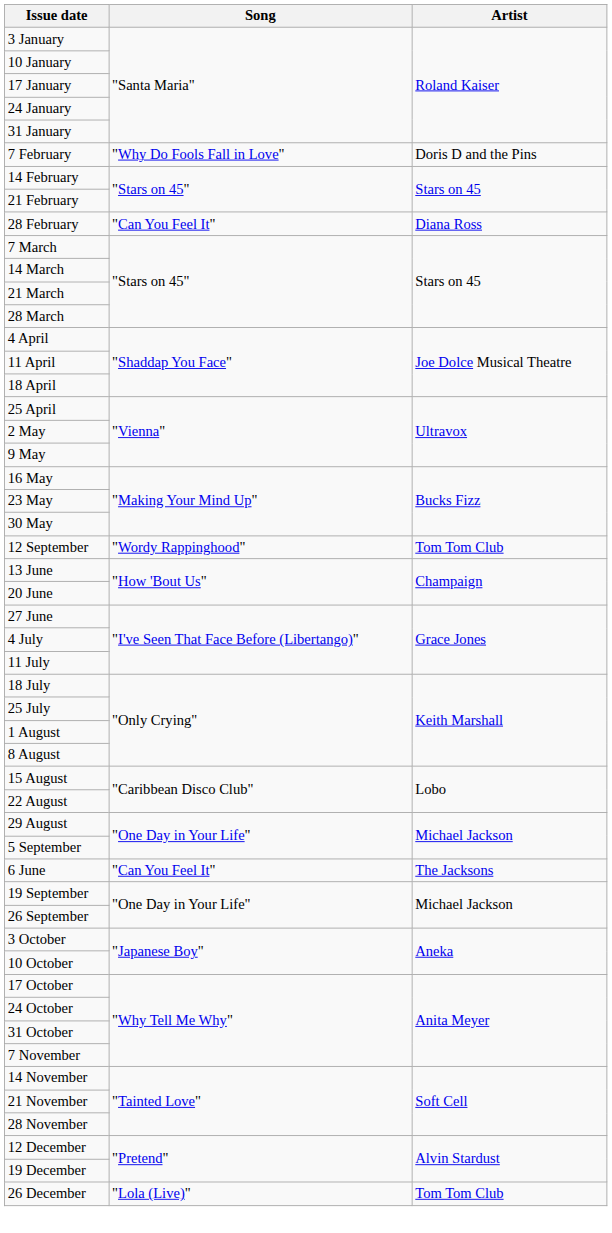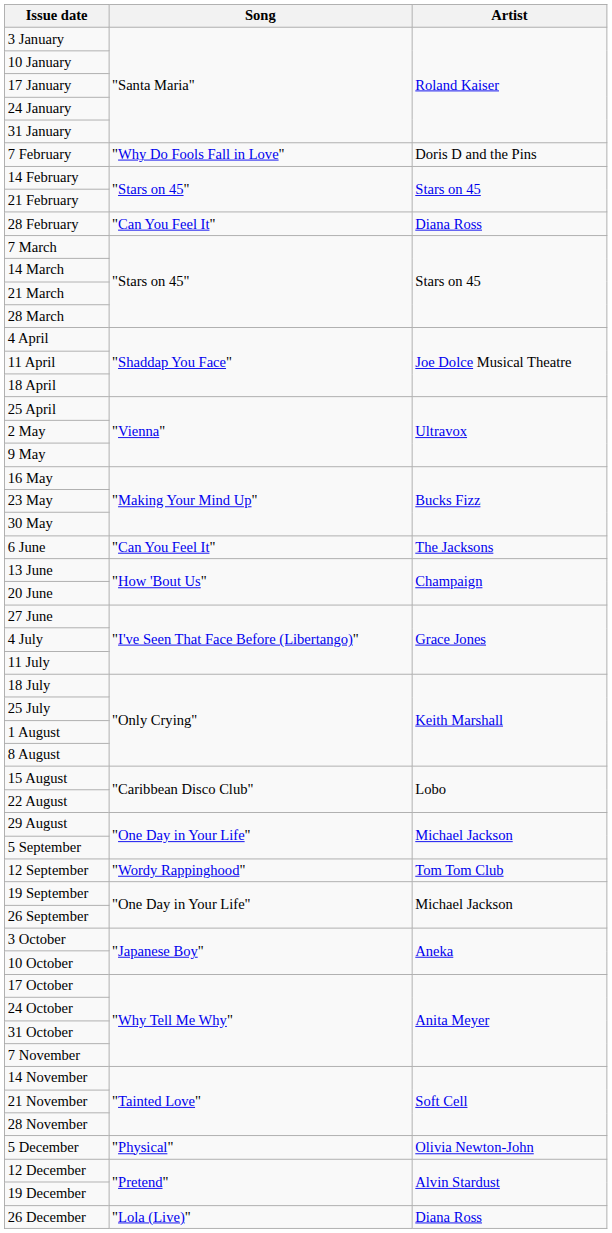rows swapped: (27, 870) <-> (48, 547)
+ row: (43, 1147)
(459, 1193) Tom Tom Club -> (449, 1216) Diana Ross
